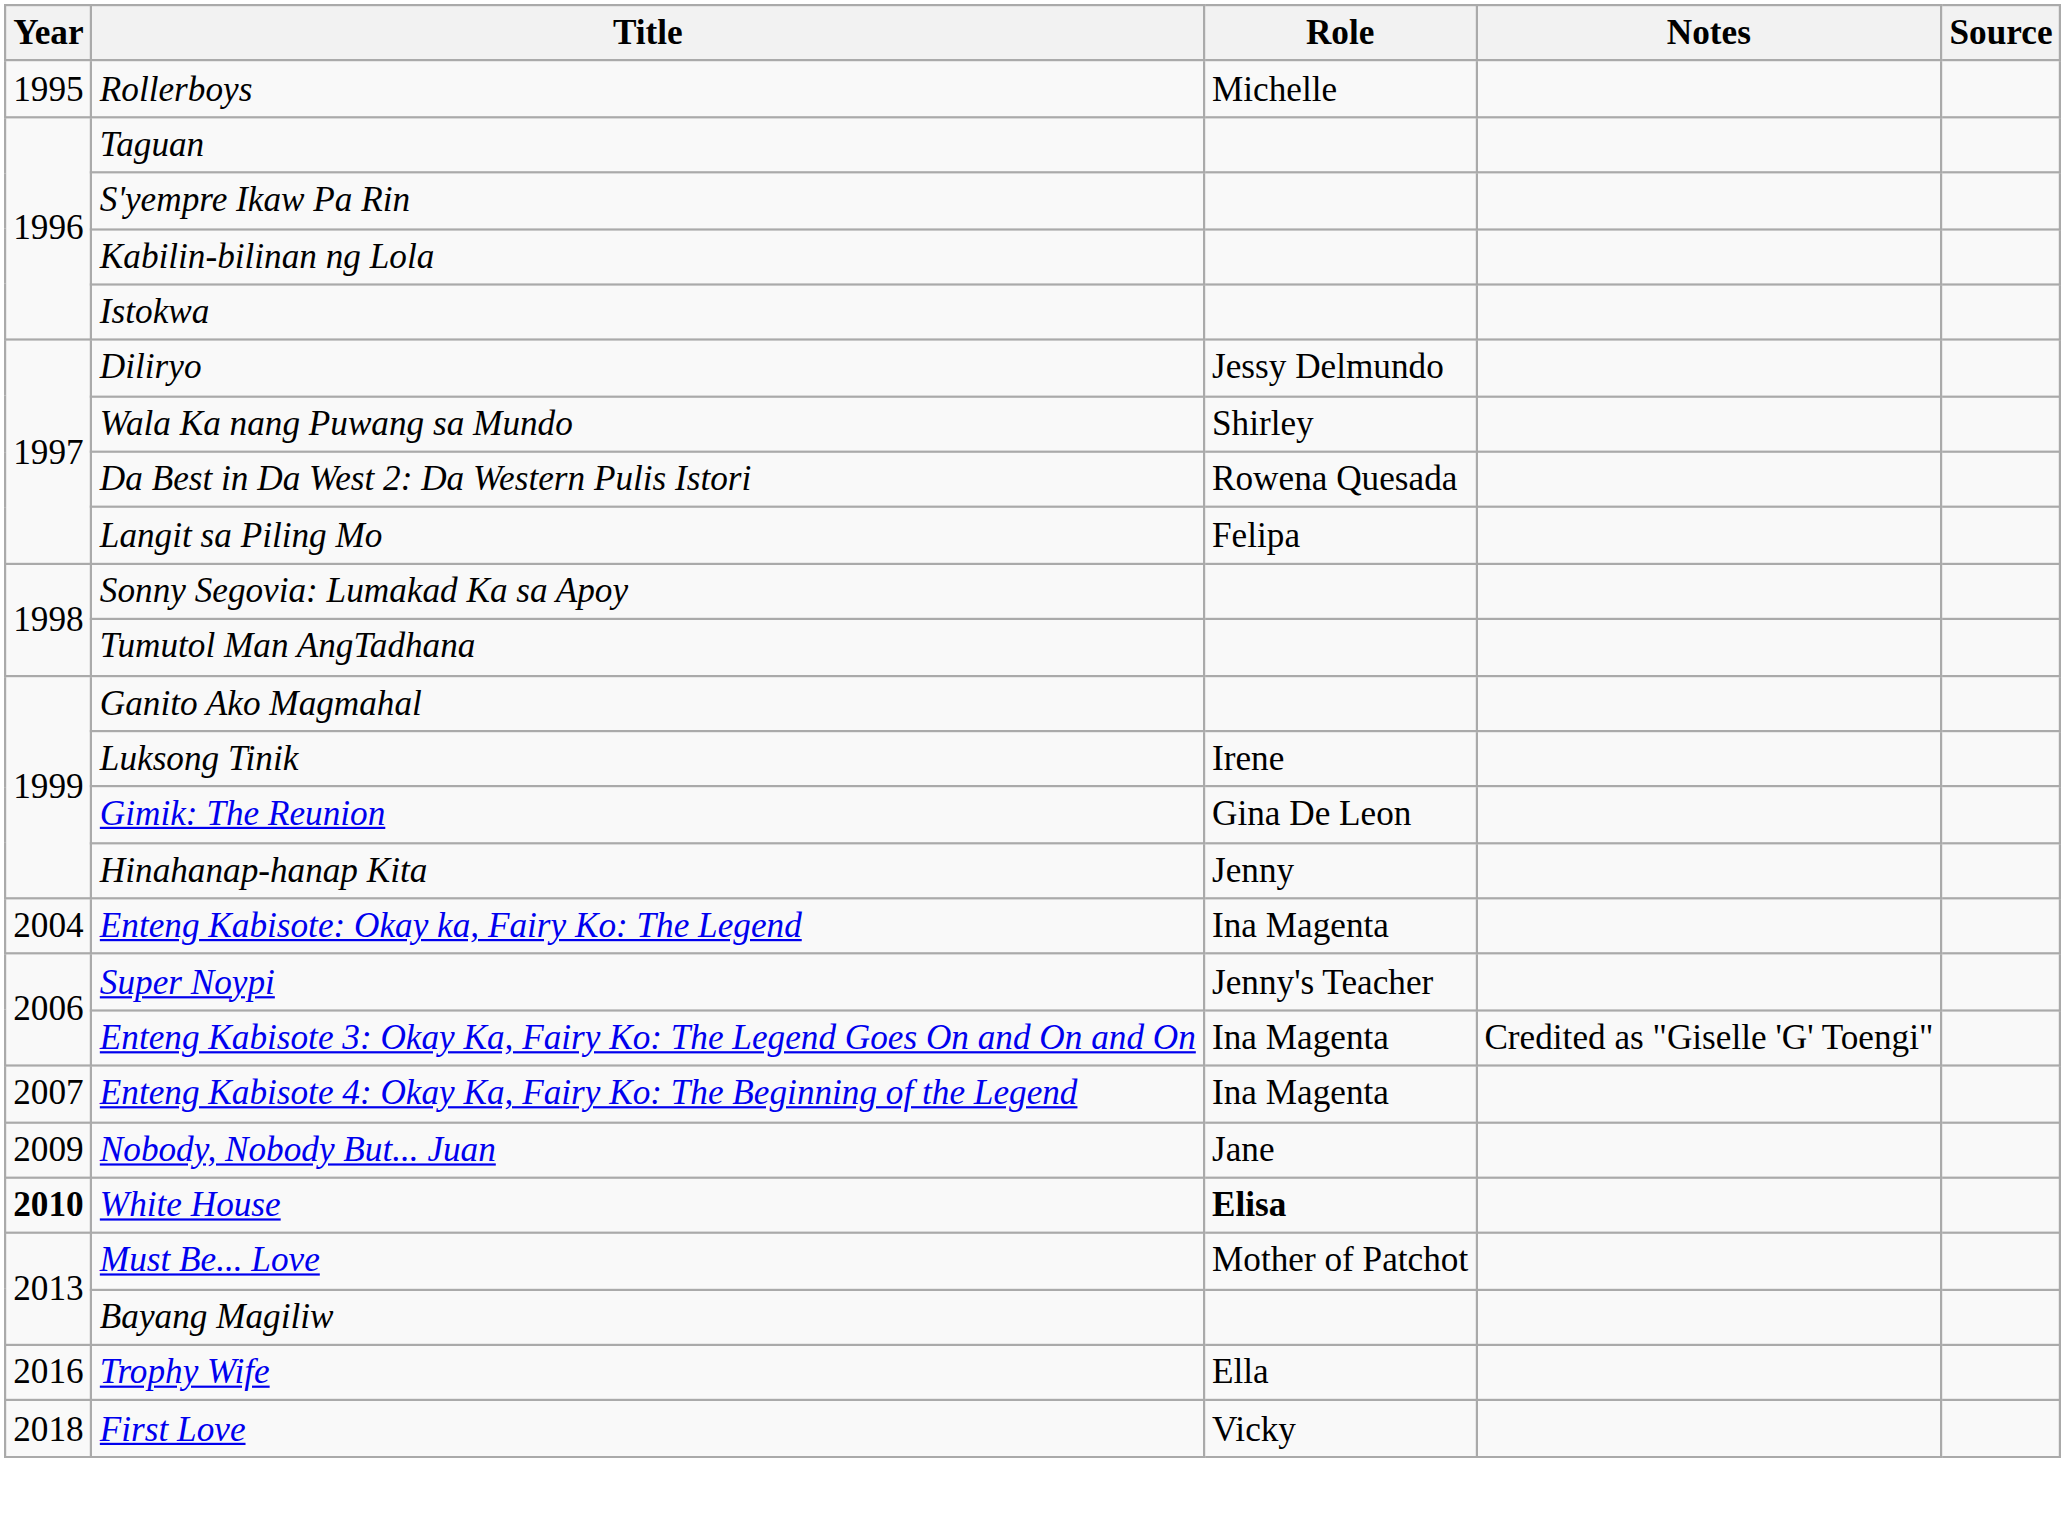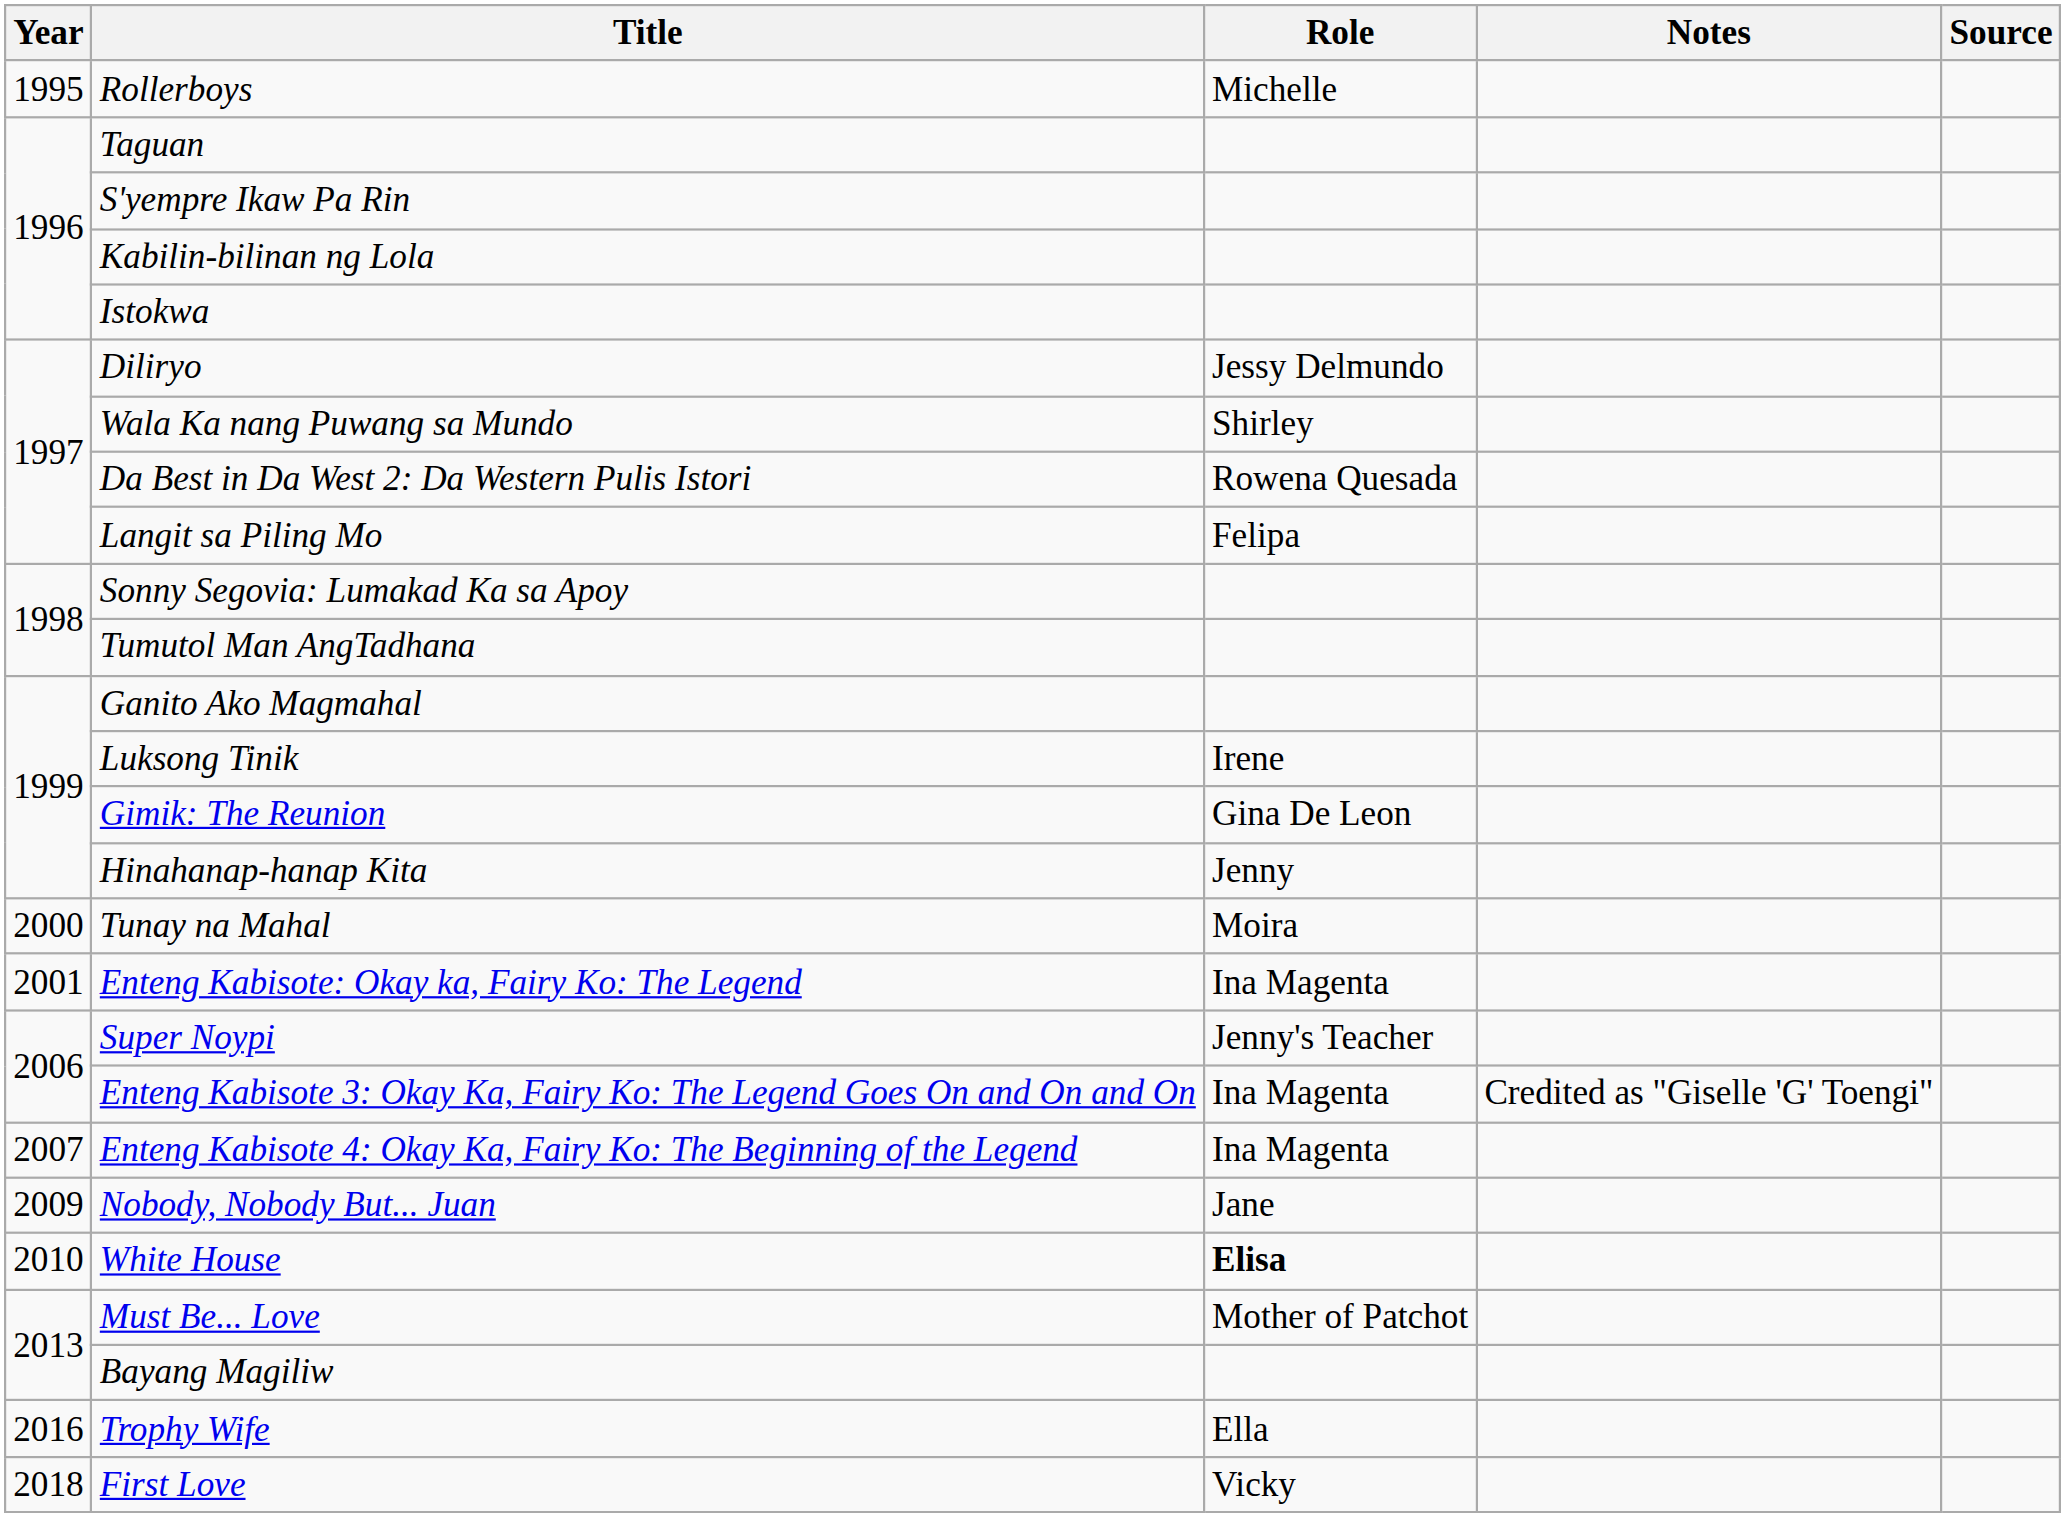+ row: (215, 925)
(48, 925) 2004 -> (48, 981) 2001
(48, 1204) bold -> (48, 1260) normal
